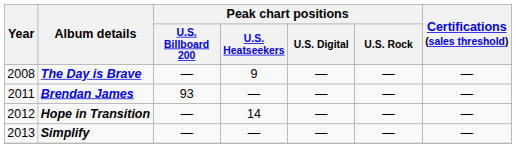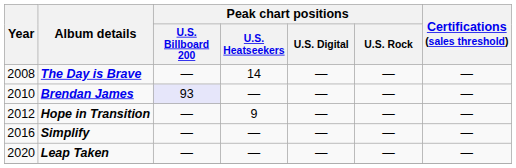(254, 74) 9 -> (254, 74) 14
(21, 94) 2011 -> (21, 94) 2010
(187, 94) no background -> (187, 94) lavender background
(254, 113) 14 -> (254, 113) 9
(21, 133) 2013 -> (21, 133) 2016
+ row: (75, 153)
